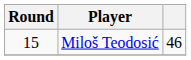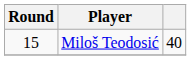(174, 42) 46 -> (174, 42) 40
